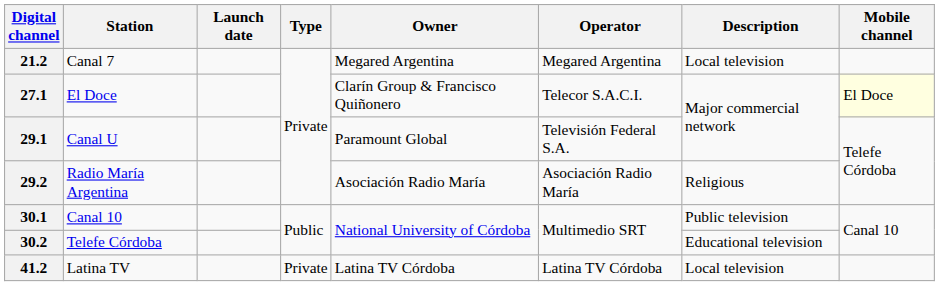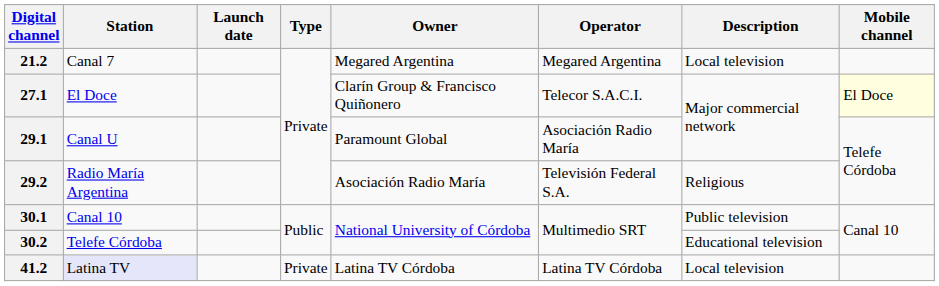(599, 139) Televisión Federal S.A. -> (597, 139) Asociación Radio María
(597, 182) Asociación Radio María -> (599, 182) Televisión Federal S.A.
(98, 268) no background -> (98, 268) lavender background
